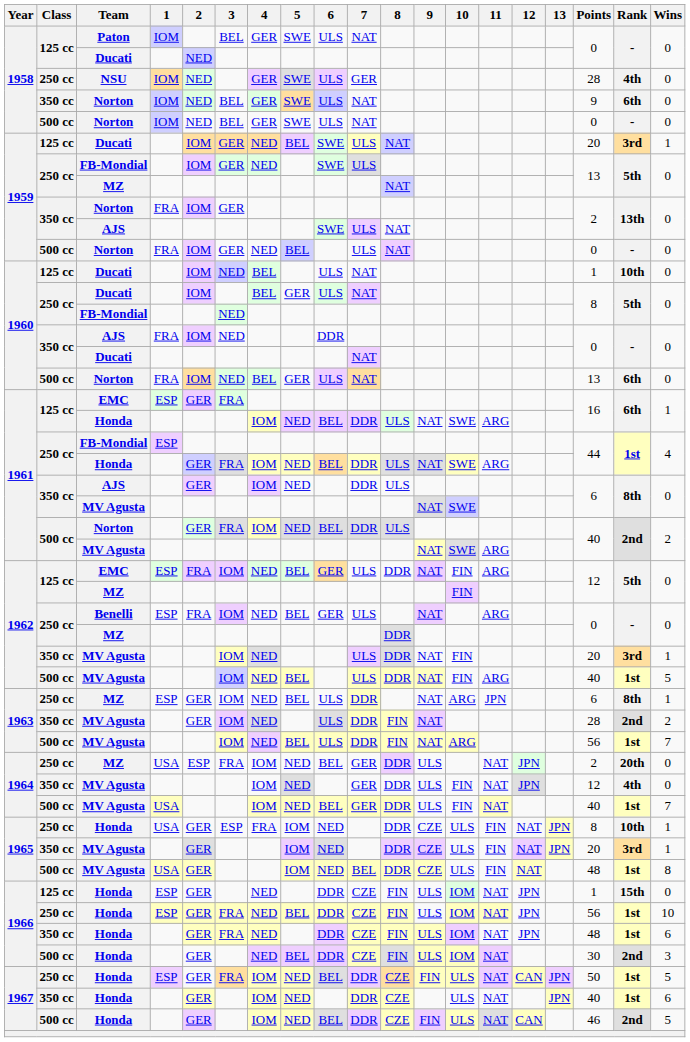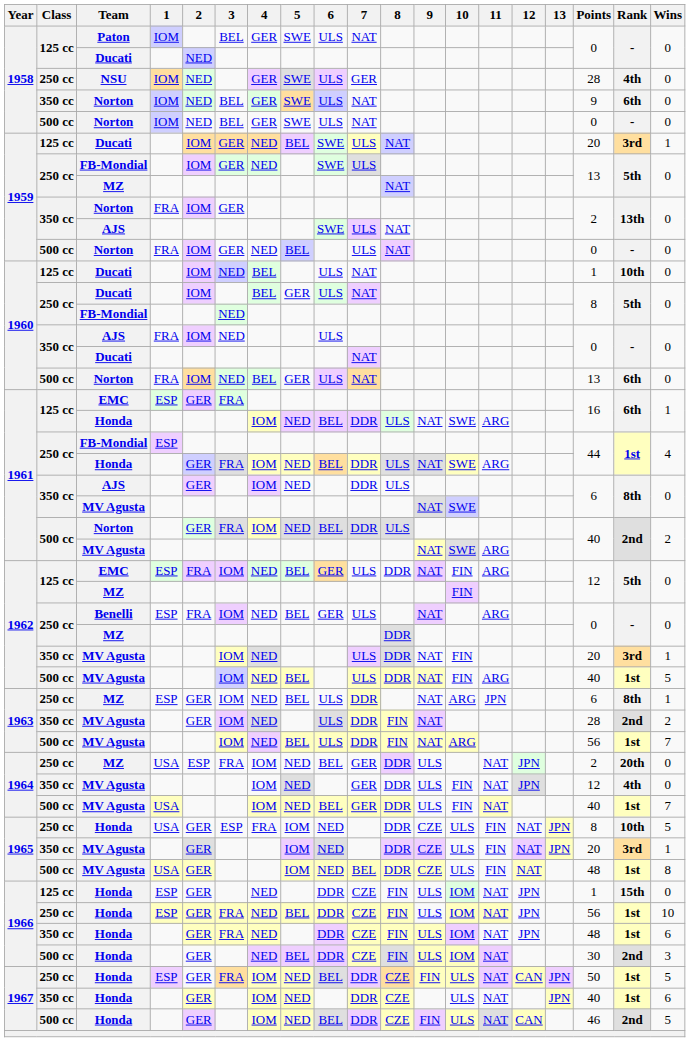(331, 336) DDR -> (331, 336) ULS
(668, 827) 1 -> (668, 827) 5
